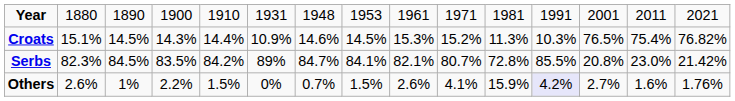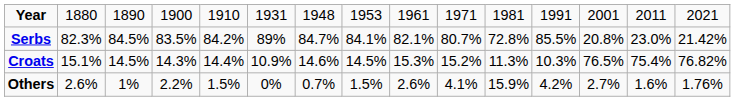rows swapped: (31, 38) <-> (31, 61)
(556, 84) lavender background -> (556, 84) no background
